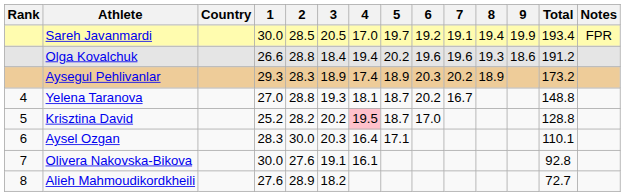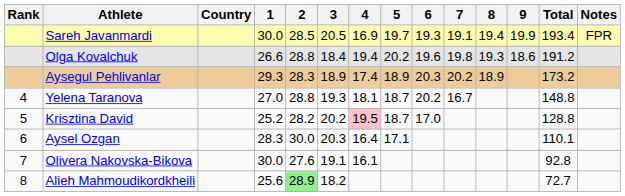(365, 35) 17.0 -> (365, 35) 16.9
(428, 35) 19.2 -> (428, 35) 19.3
(460, 56) 19.6 -> (460, 56) 19.8
(270, 181) 27.6 -> (270, 181) 25.6
(302, 181) no background -> (302, 181) lightgreen background
